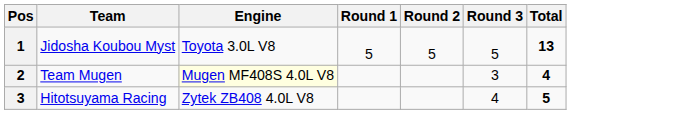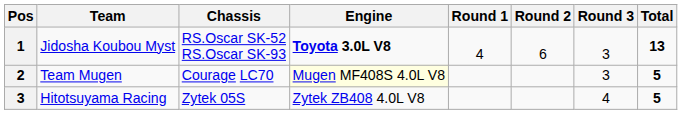+ column: (234, 16)
(229, 46) normal -> (342, 46) bold
(369, 54) 5 -> (480, 54) 4
(432, 54) 5 -> (543, 54) 6
(495, 54) 5 -> (606, 54) 3
(546, 76) 4 -> (657, 76) 5
